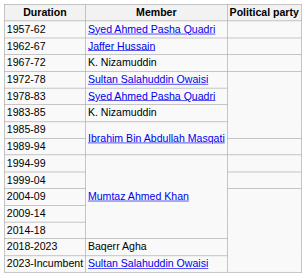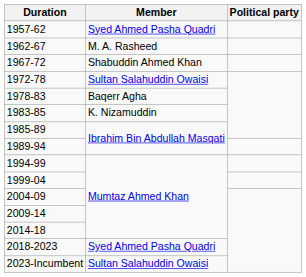(122, 46) Jaffer Hussain -> (123, 46) M. A. Rasheed
(122, 63) K. Nizamuddin -> (145, 63) Shabuddin Ahmed Khan
(152, 96) Syed Ahmed Pasha Quadri -> (117, 96) Baqerr Agha
(117, 247) Baqerr Agha -> (152, 247) Syed Ahmed Pasha Quadri
